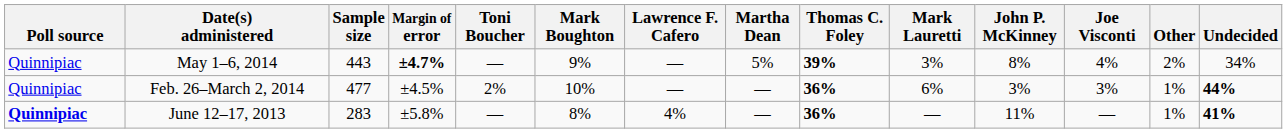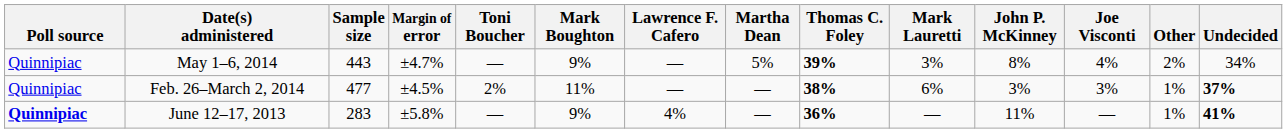(422, 62) bold -> (422, 62) normal
(580, 88) 10% -> (580, 88) 11%
(820, 88) 36% -> (820, 88) 38%
(1219, 88) 44% -> (1219, 88) 37%
(580, 114) 8% -> (580, 114) 9%
